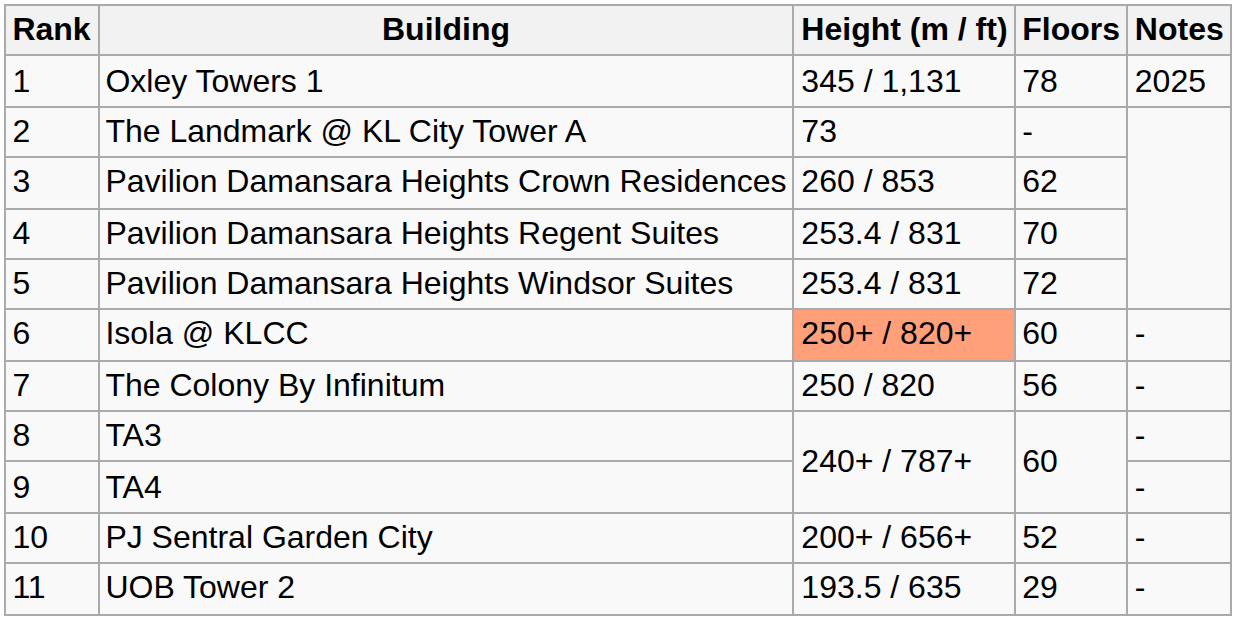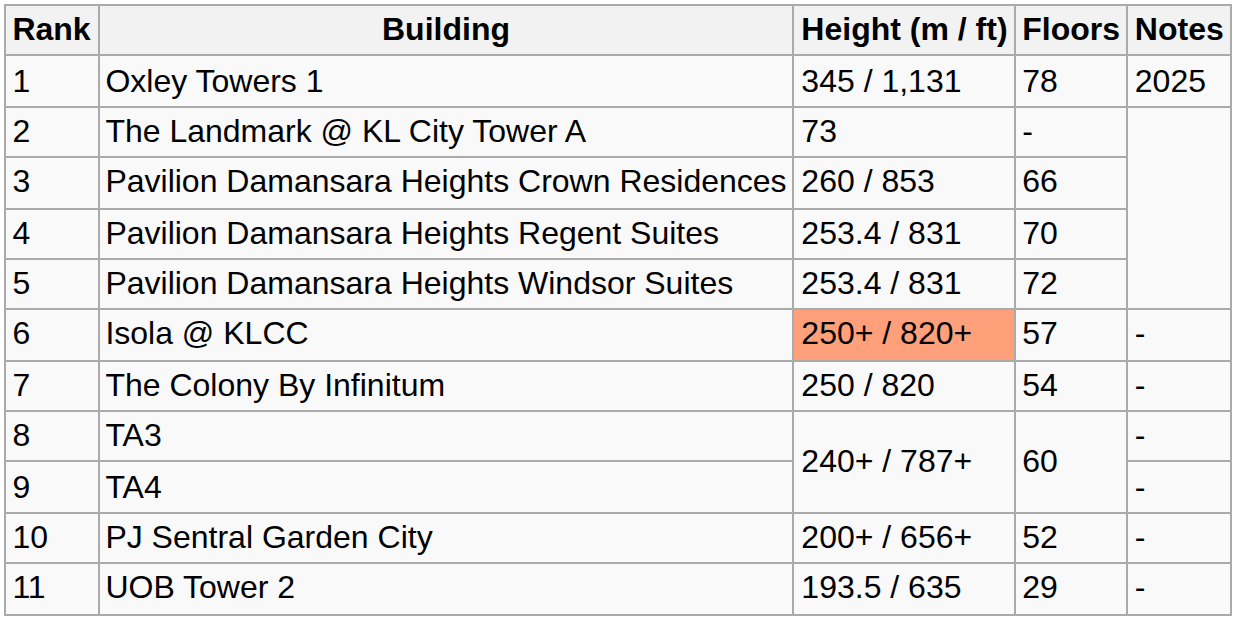(1040, 182) 62 -> (1040, 182) 66
(1040, 334) 60 -> (1040, 334) 57
(1040, 385) 56 -> (1040, 385) 54
